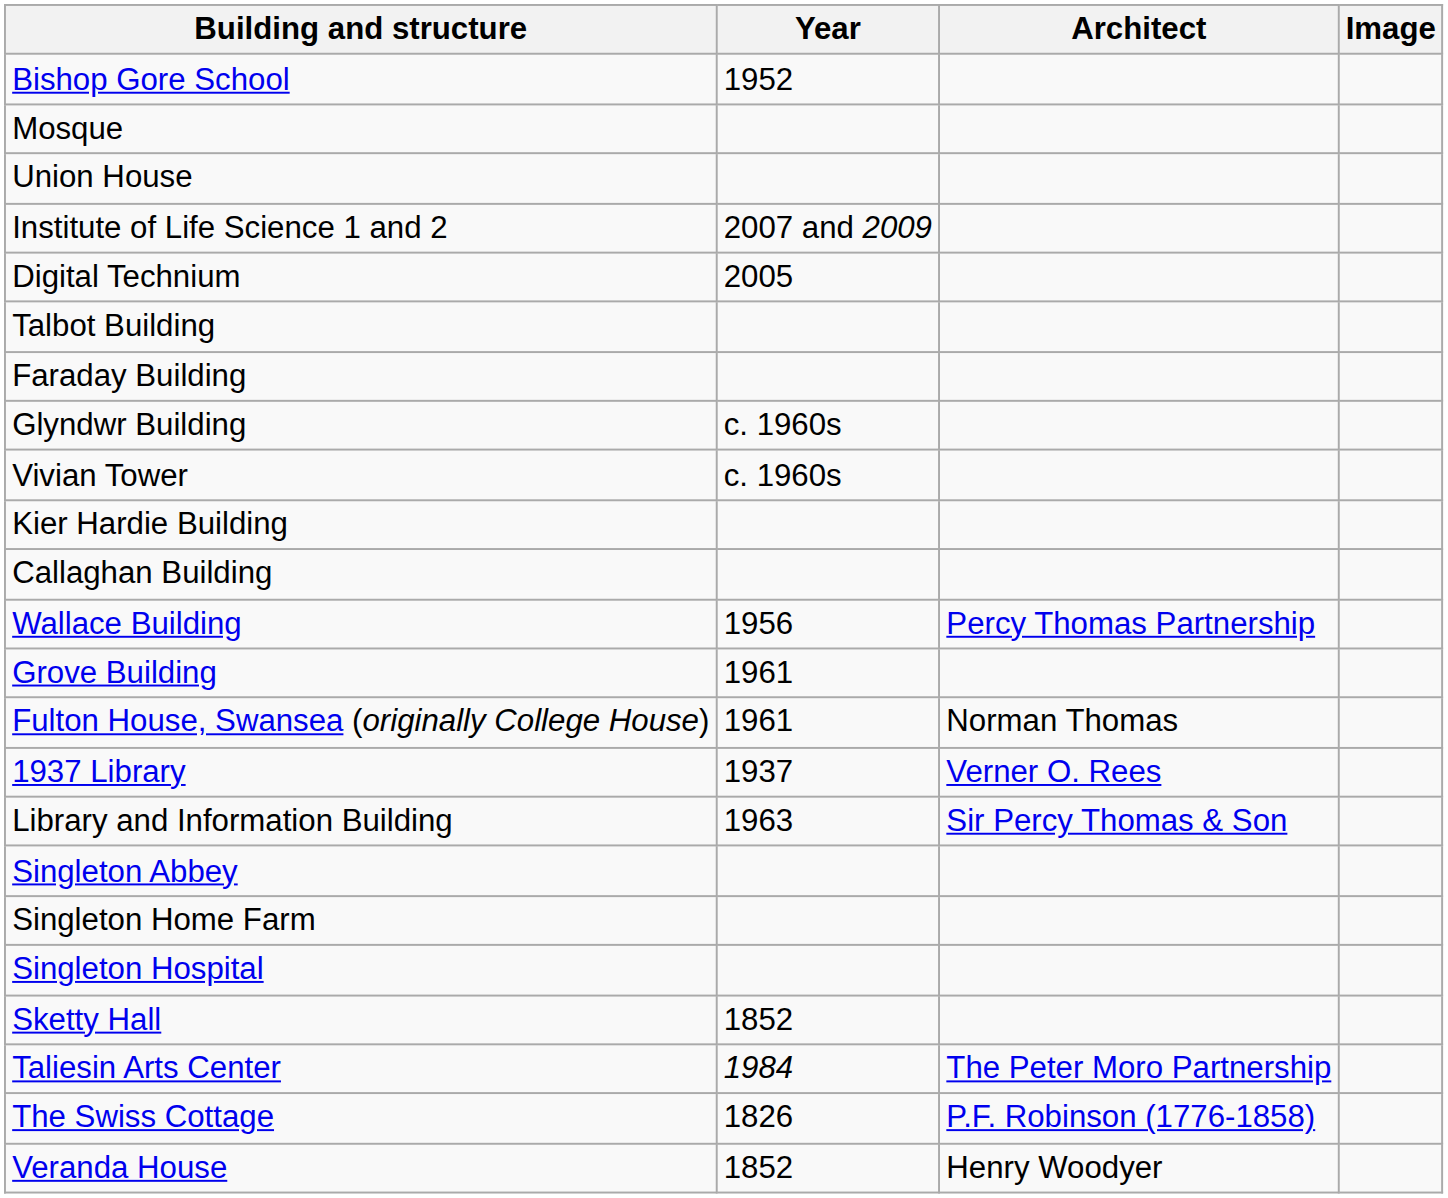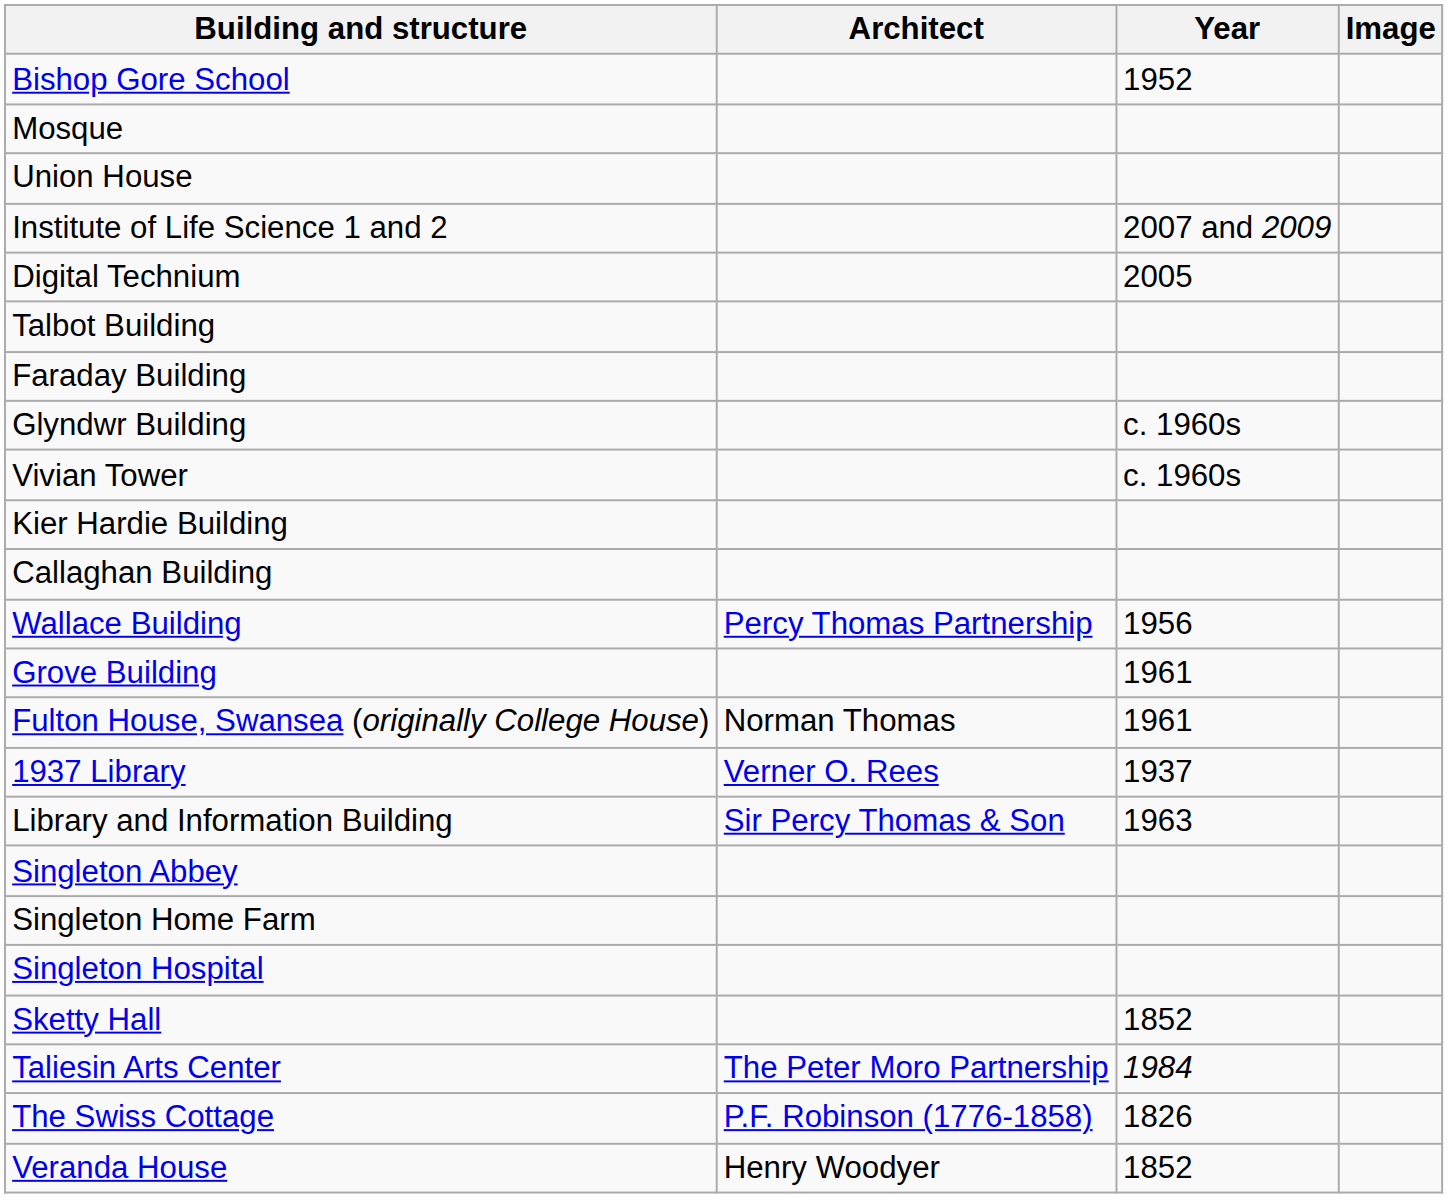columns swapped: (1139, 29) <-> (828, 29)
